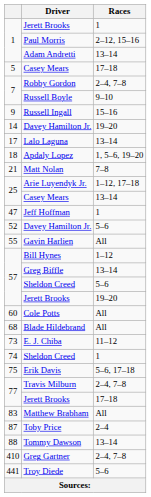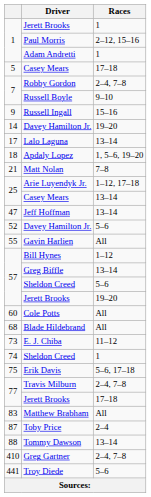(106, 54) 13–14 -> (98, 54) 1
(98, 212) 1 -> (106, 212) 13–14
